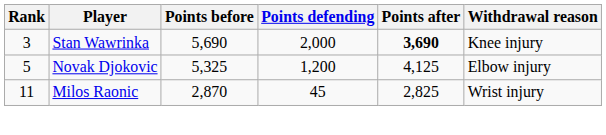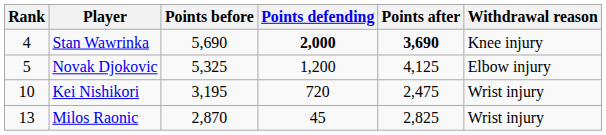(27, 42) 3 -> (27, 42) 4
(318, 42) normal -> (318, 42) bold
+ row: (96, 92)
(27, 92) 11 -> (27, 117) 13
